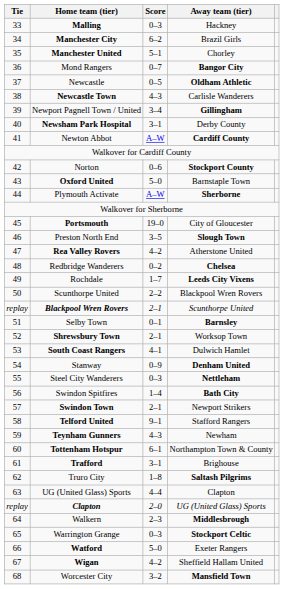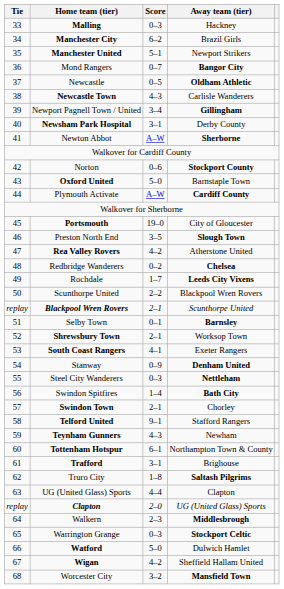(221, 53) Chorley -> (221, 53) Newport Strikers
(221, 138) Cardiff County -> (221, 138) Sherborne
(221, 194) Sherborne -> (221, 194) Cardiff County
(221, 350) Dulwich Hamlet -> (221, 350) Exeter Rangers
(221, 406) Newport Strikers -> (221, 406) Chorley
(221, 548) Exeter Rangers -> (221, 548) Dulwich Hamlet
